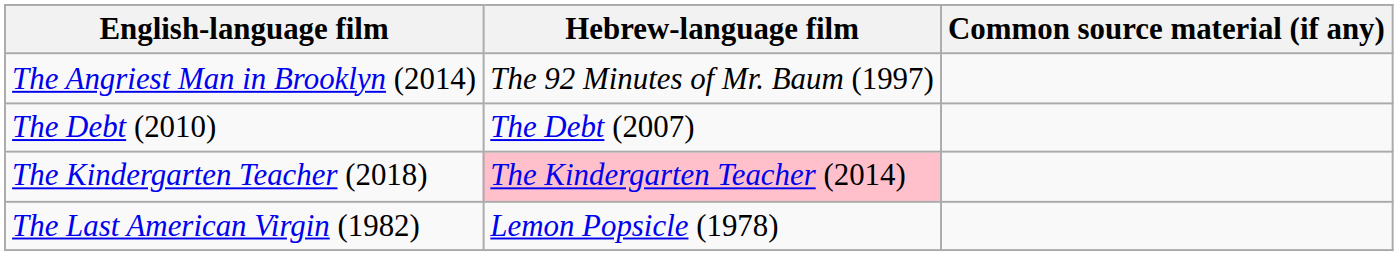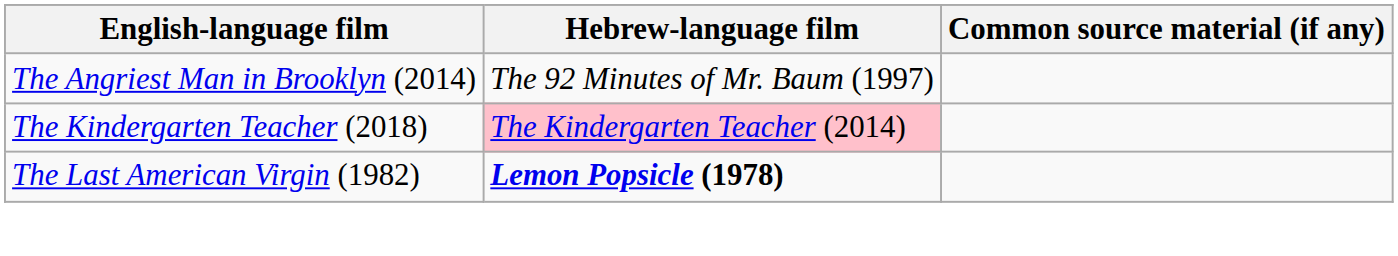- row: (114, 126)
(634, 224) normal -> (637, 175) bold
